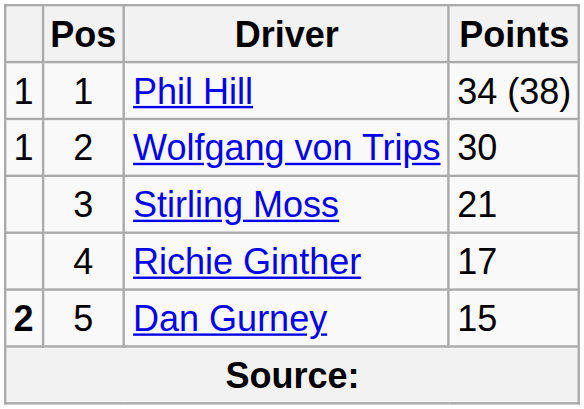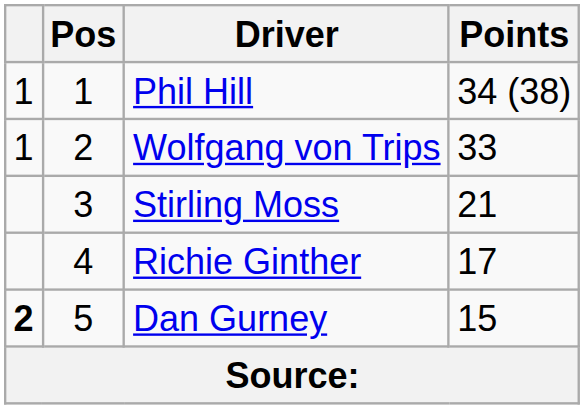(477, 148) 30 -> (477, 148) 33
